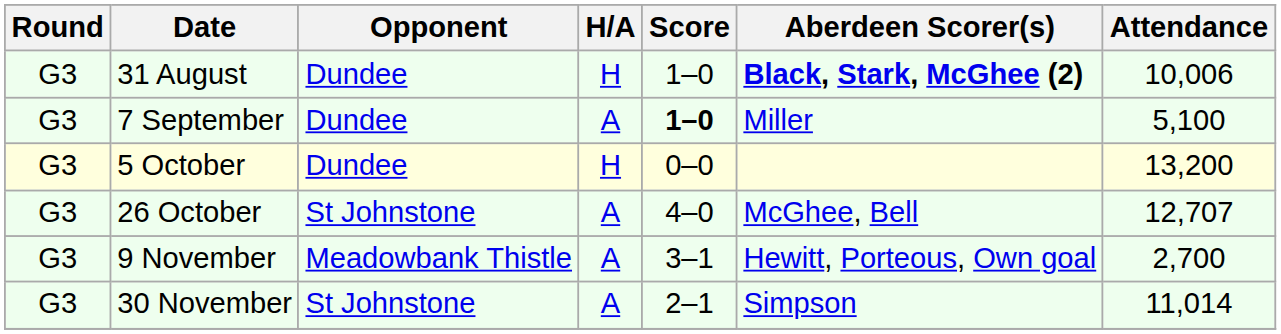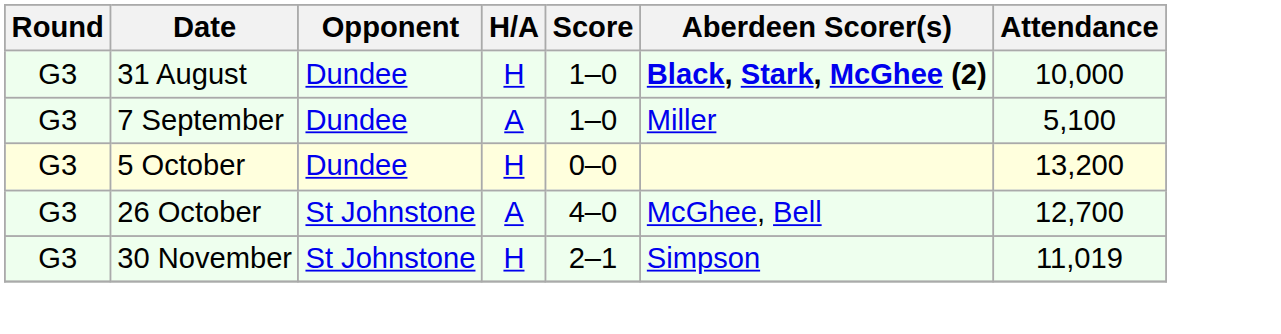(1189, 73) 10,006 -> (1079, 73) 10,000
(689, 119) bold -> (593, 119) normal
(1189, 212) 12,707 -> (1079, 212) 12,700
- row: (197, 258)
(611, 304) A -> (514, 258) H
(1189, 304) 11,014 -> (1079, 258) 11,019
